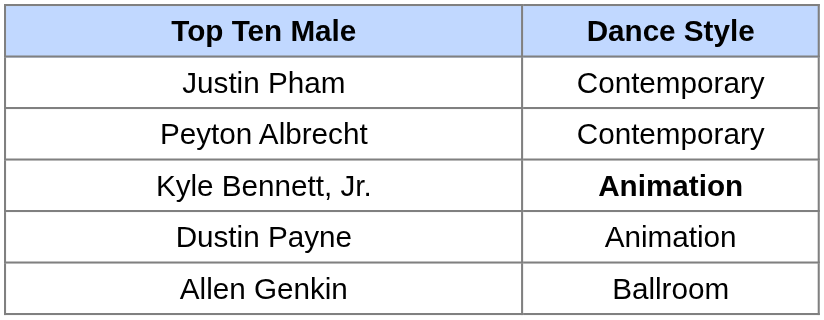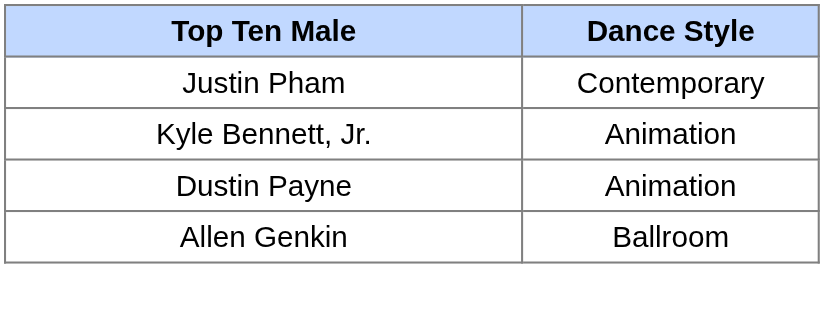- row: (264, 134)
(671, 185) bold -> (671, 134) normal
